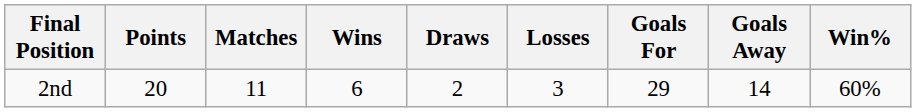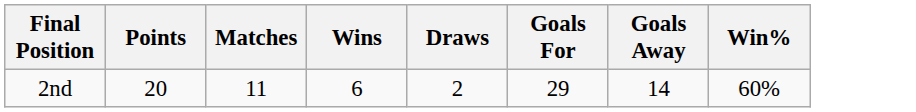- column: (558, 36)
